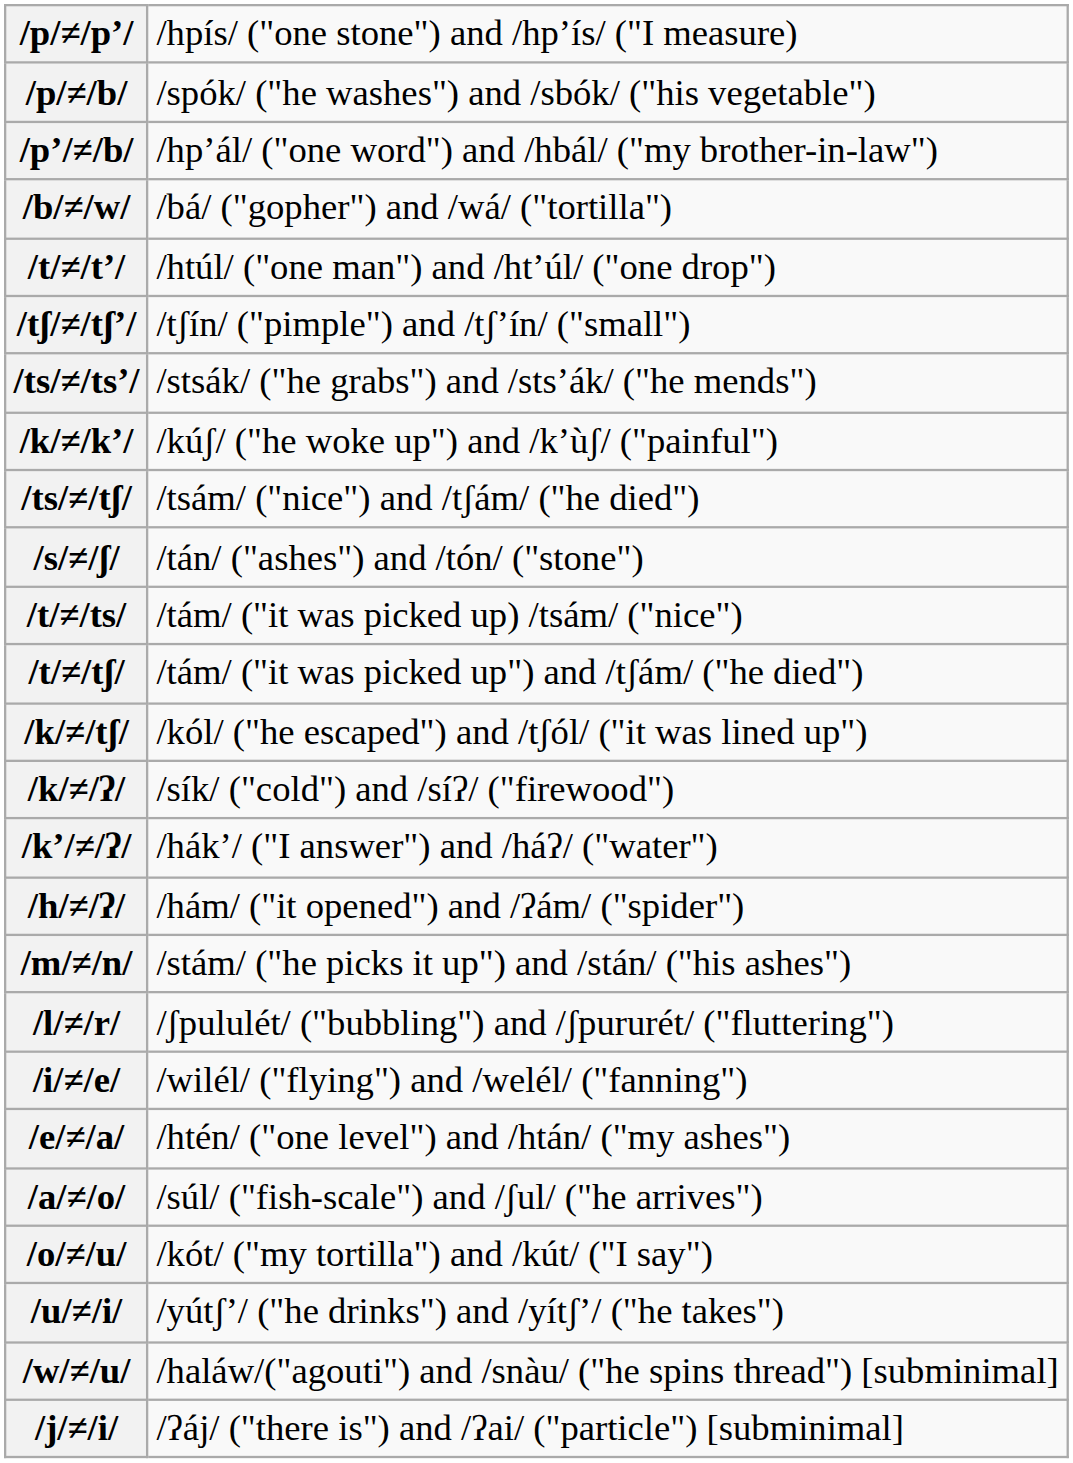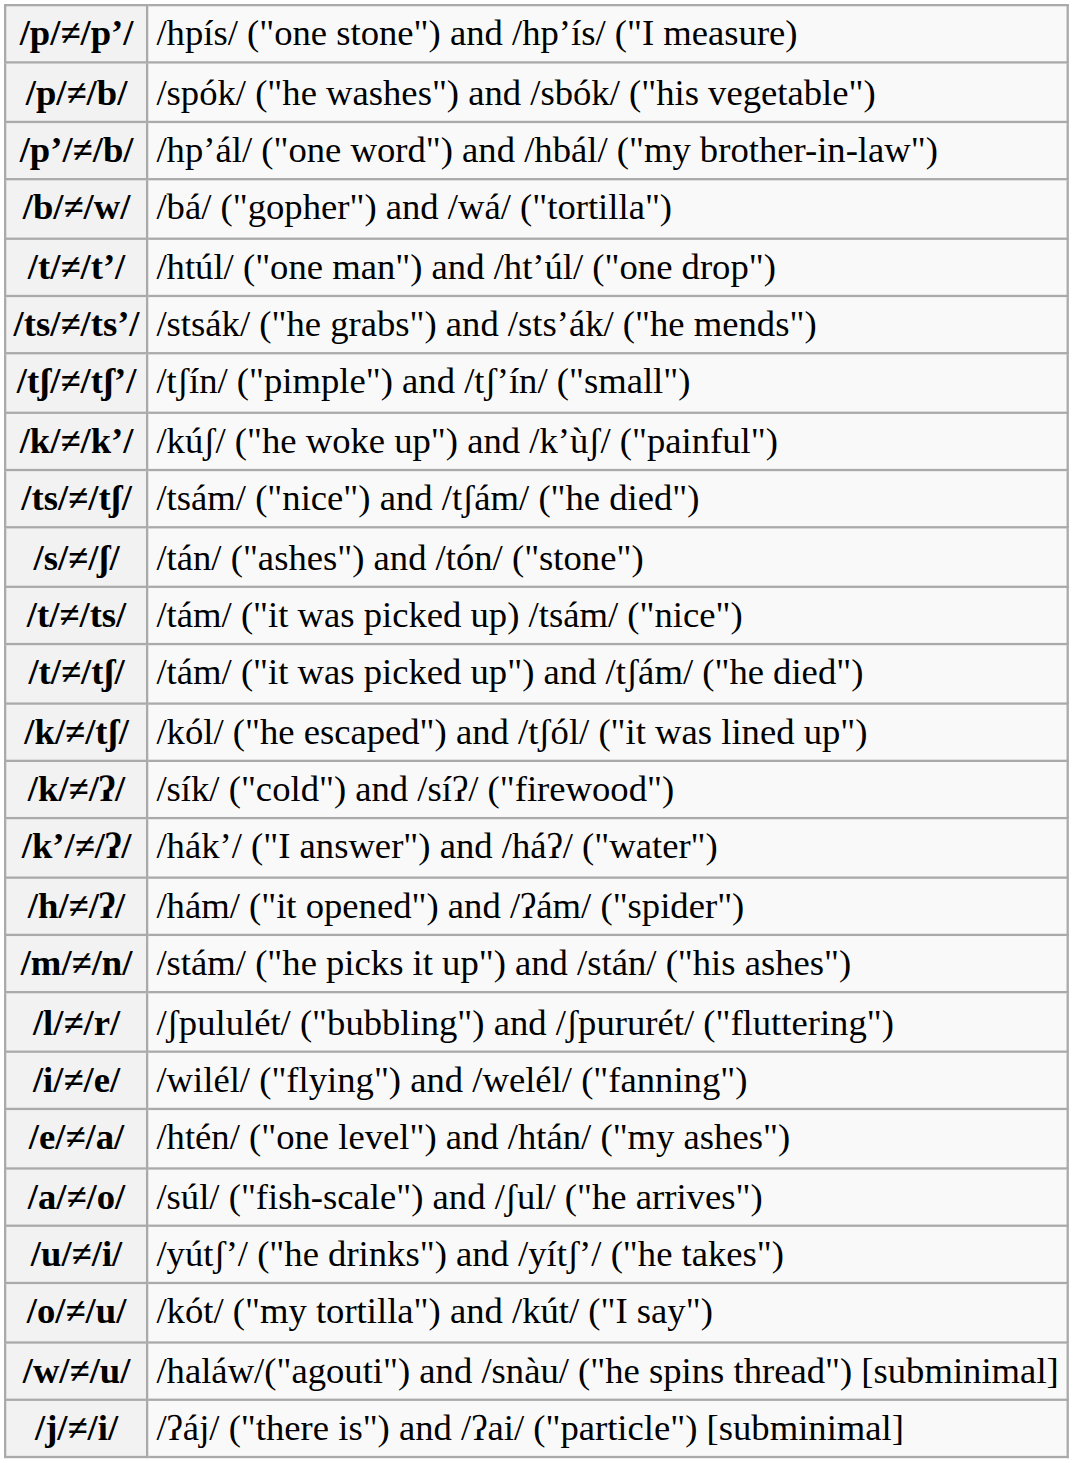rows swapped: (77, 382) <-> (77, 324)
rows swapped: (77, 1253) <-> (77, 1311)
